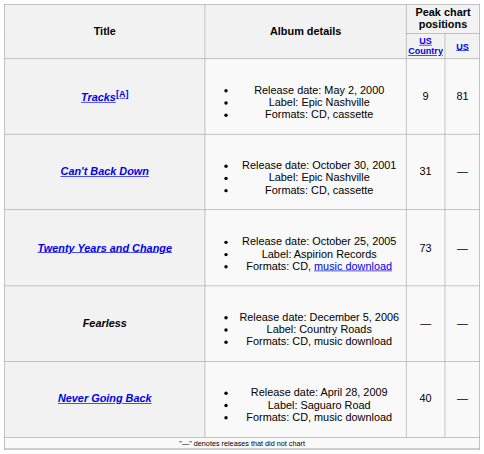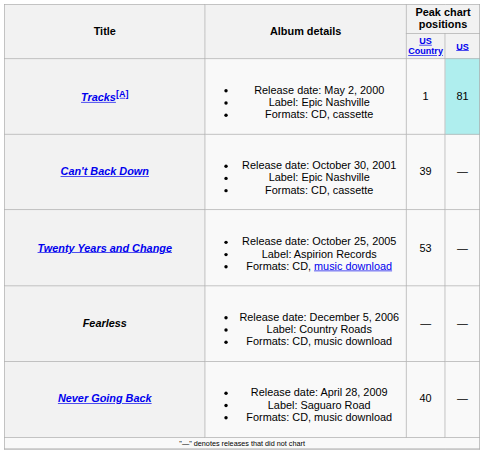(426, 96) 9 -> (426, 96) 1
(463, 96) no background -> (463, 96) paleturquoise background
(426, 172) 31 -> (426, 172) 39
(426, 248) 73 -> (426, 248) 53
